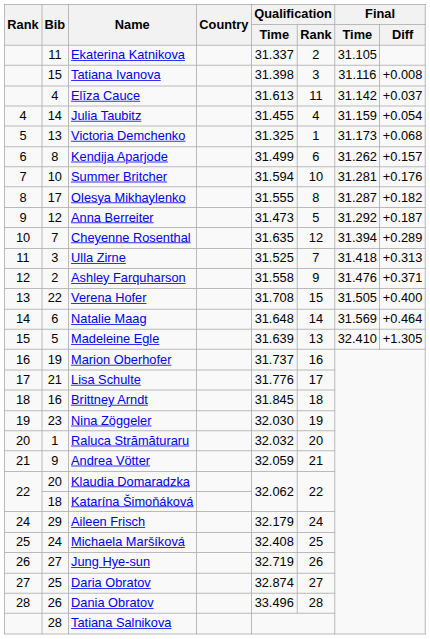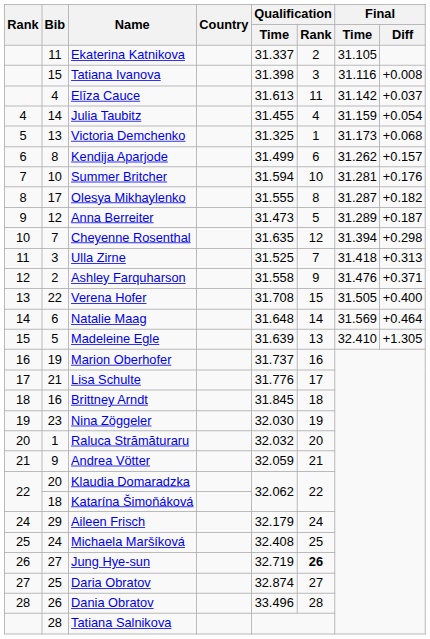(357, 217) 31.292 -> (357, 217) 31.289
(403, 237) +0.289 -> (403, 237) +0.298
(316, 562) normal -> (316, 562) bold
